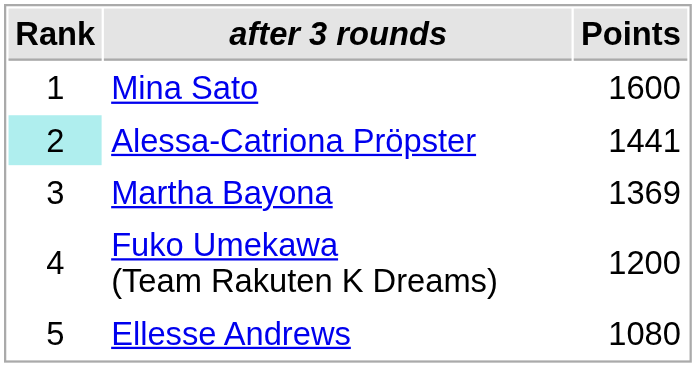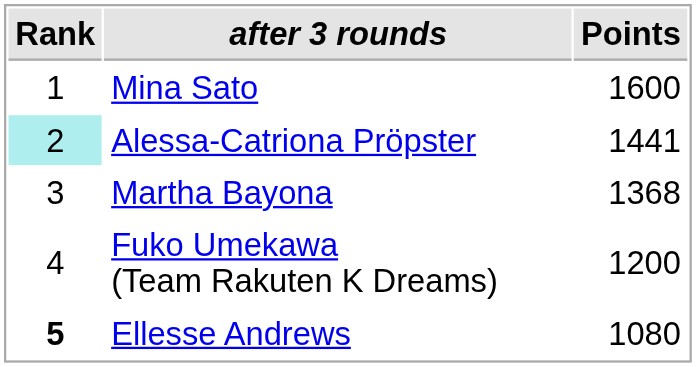(645, 192) 1369 -> (645, 192) 1368
(55, 333) normal -> (55, 333) bold
